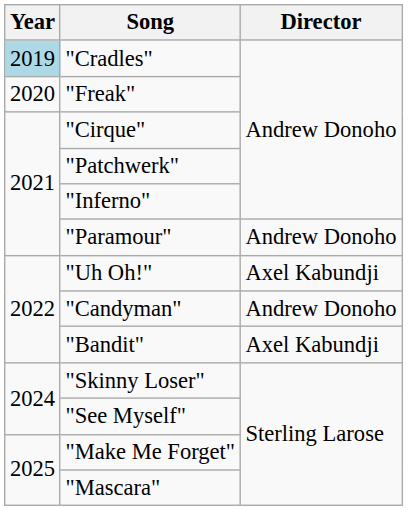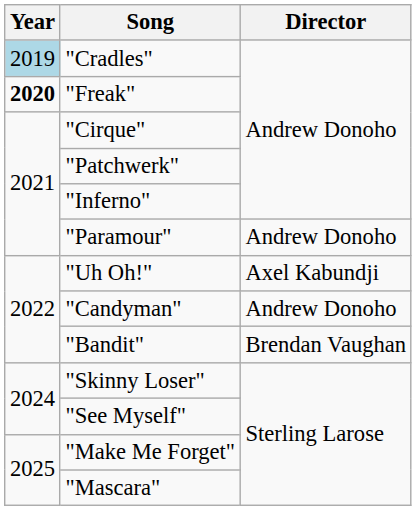(32, 93) normal -> (32, 93) bold
(312, 344) Axel Kabundji -> (326, 344) Brendan Vaughan
